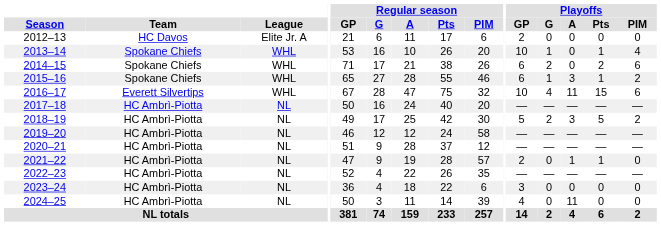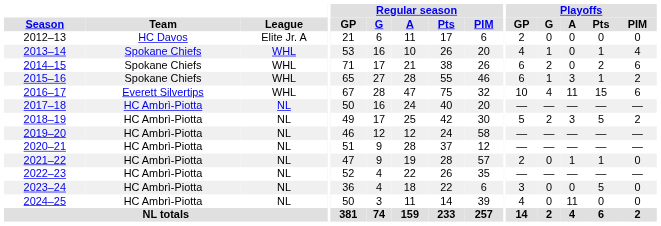(522, 51) 10 -> (522, 51) 4
(601, 187) 0 -> (601, 187) 5
